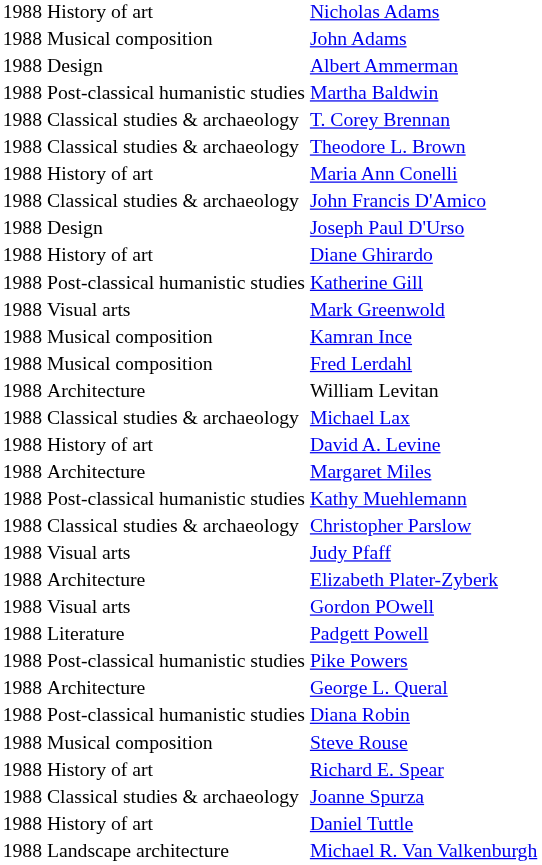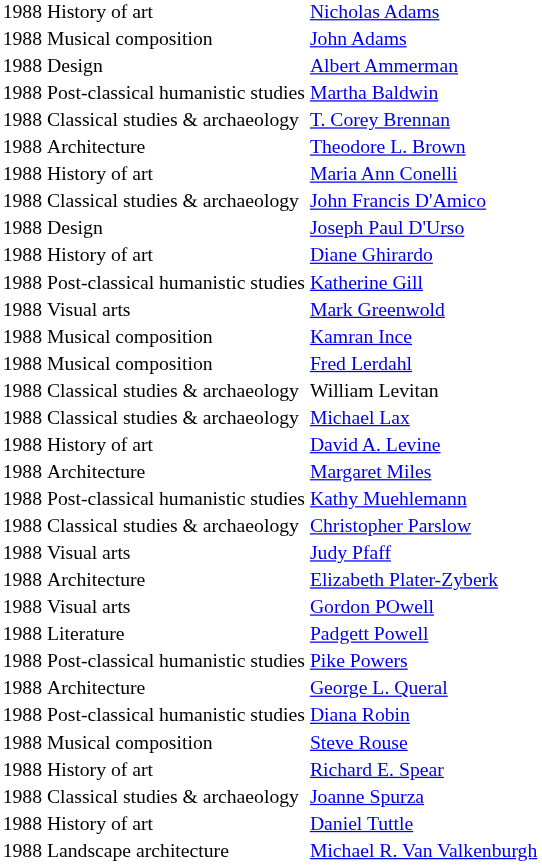(173, 146) Classical studies & archaeology -> (96, 146) Architecture
(96, 390) Architecture -> (173, 390) Classical studies & archaeology
